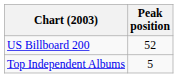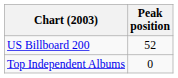(150, 63) 5 -> (150, 63) 0
